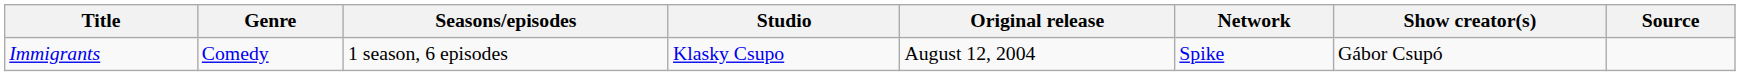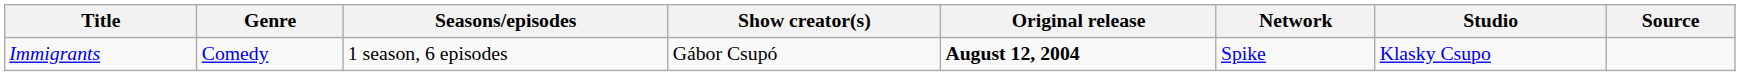columns swapped: (1470, 21) <-> (784, 21)
(970, 53) normal -> (1013, 53) bold
